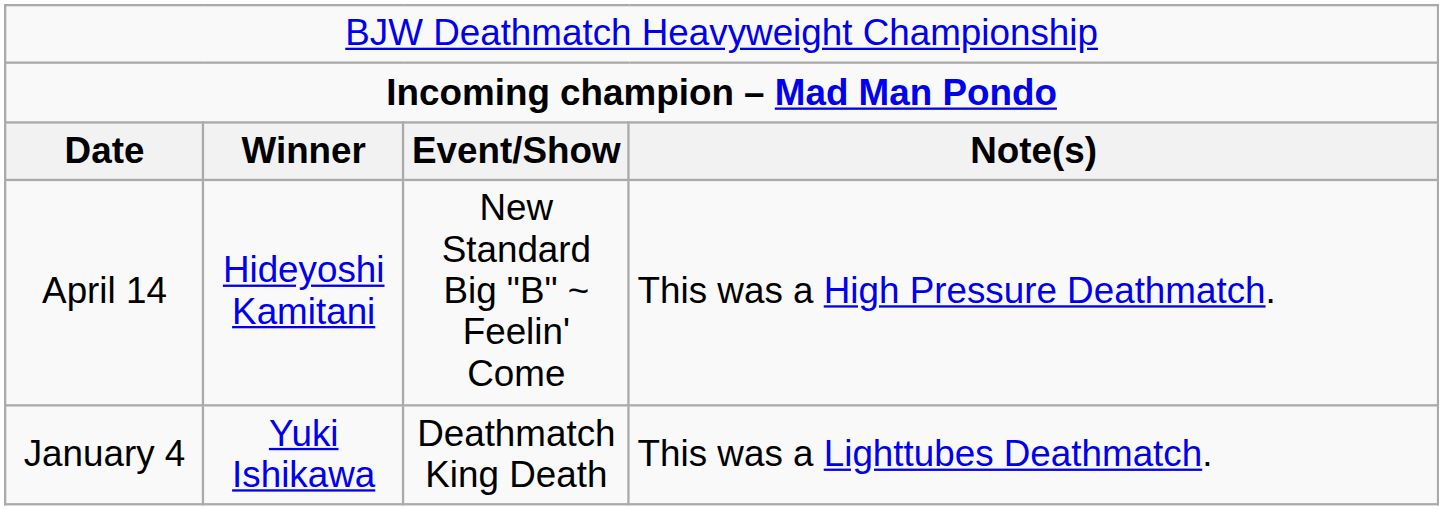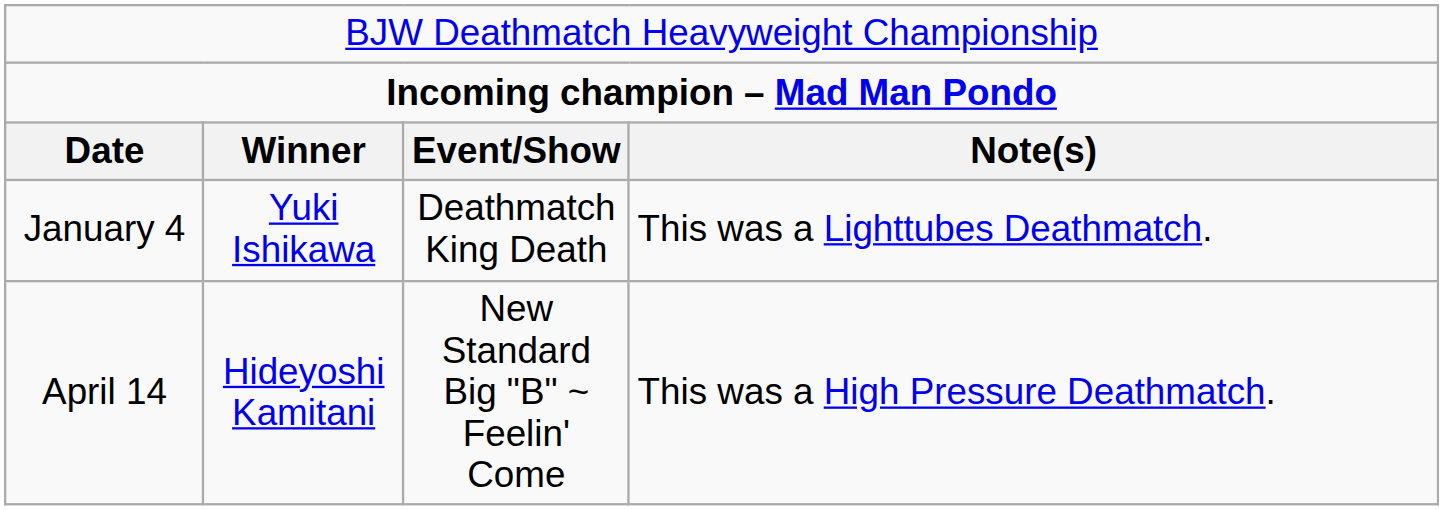rows swapped: (104, 453) <-> (104, 291)
